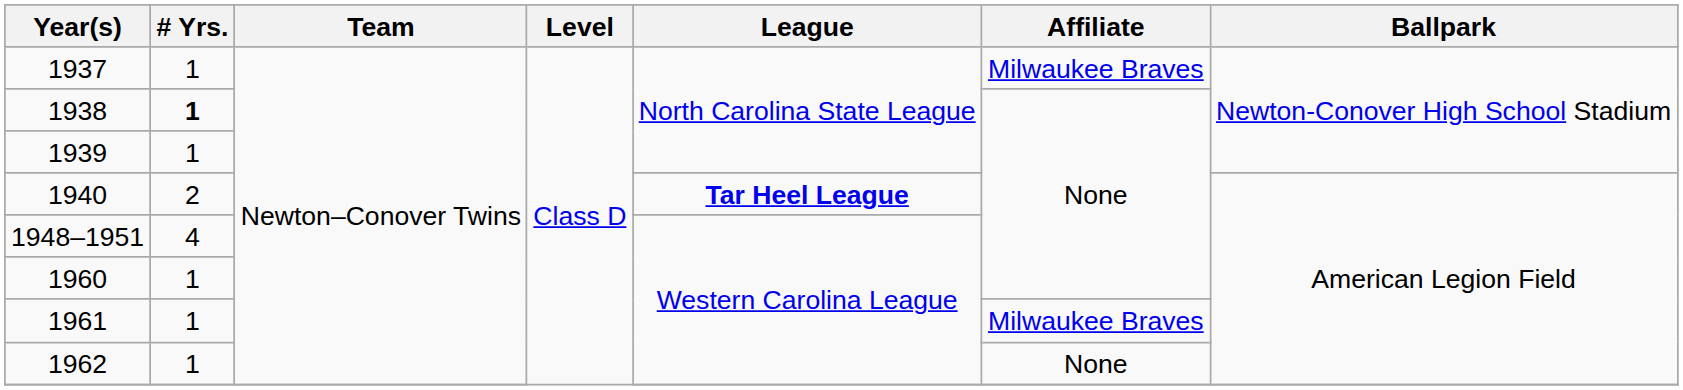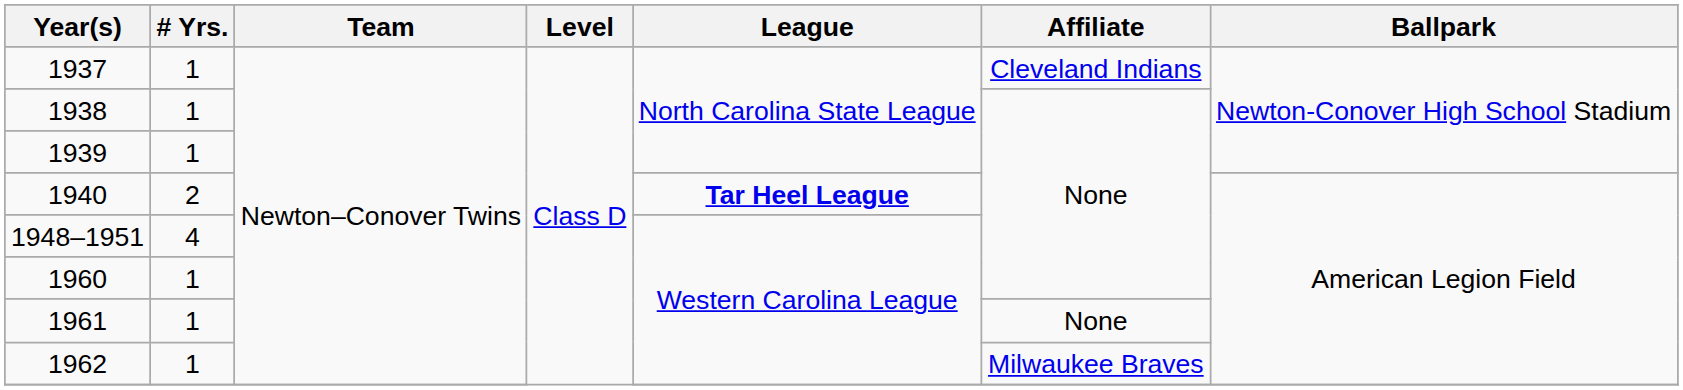(1096, 68) Milwaukee Braves -> (1096, 68) Cleveland Indians
(192, 110) bold -> (192, 110) normal
(1096, 321) Milwaukee Braves -> (1096, 321) None
(1096, 363) None -> (1096, 363) Milwaukee Braves
